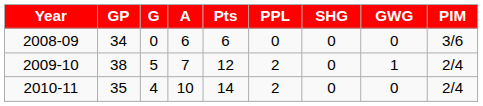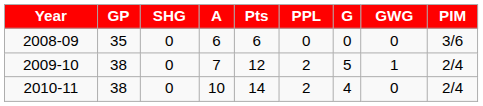columns swapped: (154, 16) <-> (332, 16)
(118, 40) 34 -> (118, 40) 35
(118, 88) 35 -> (118, 88) 38
